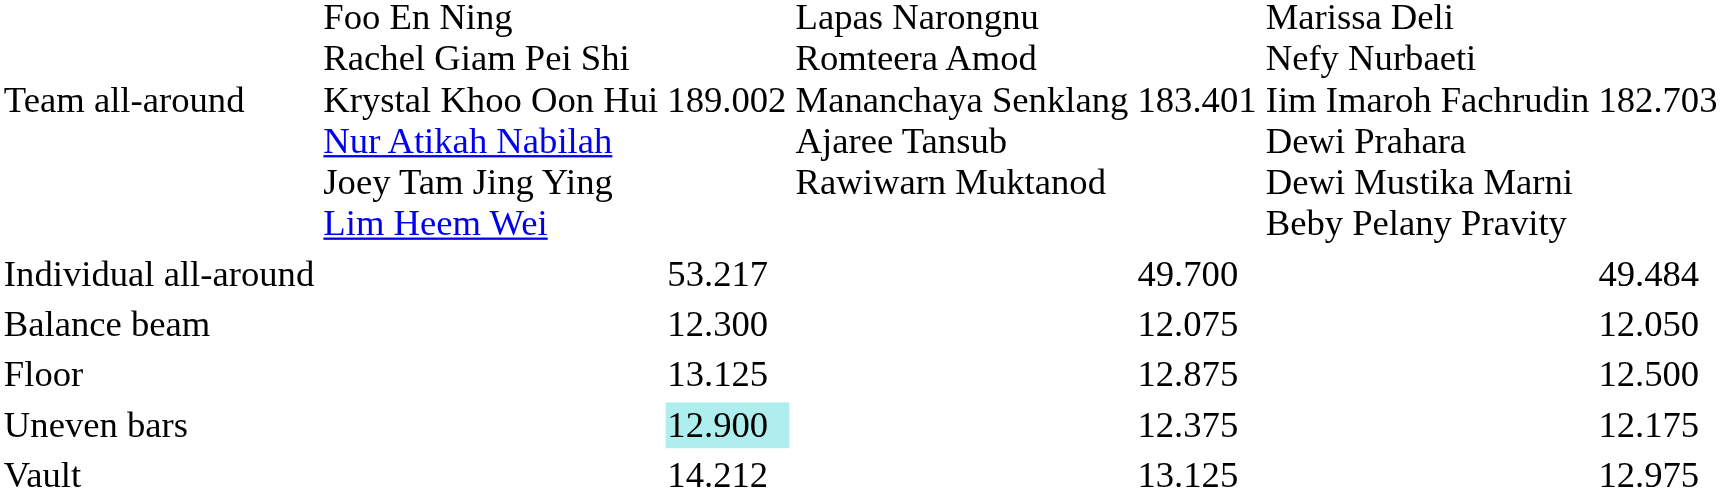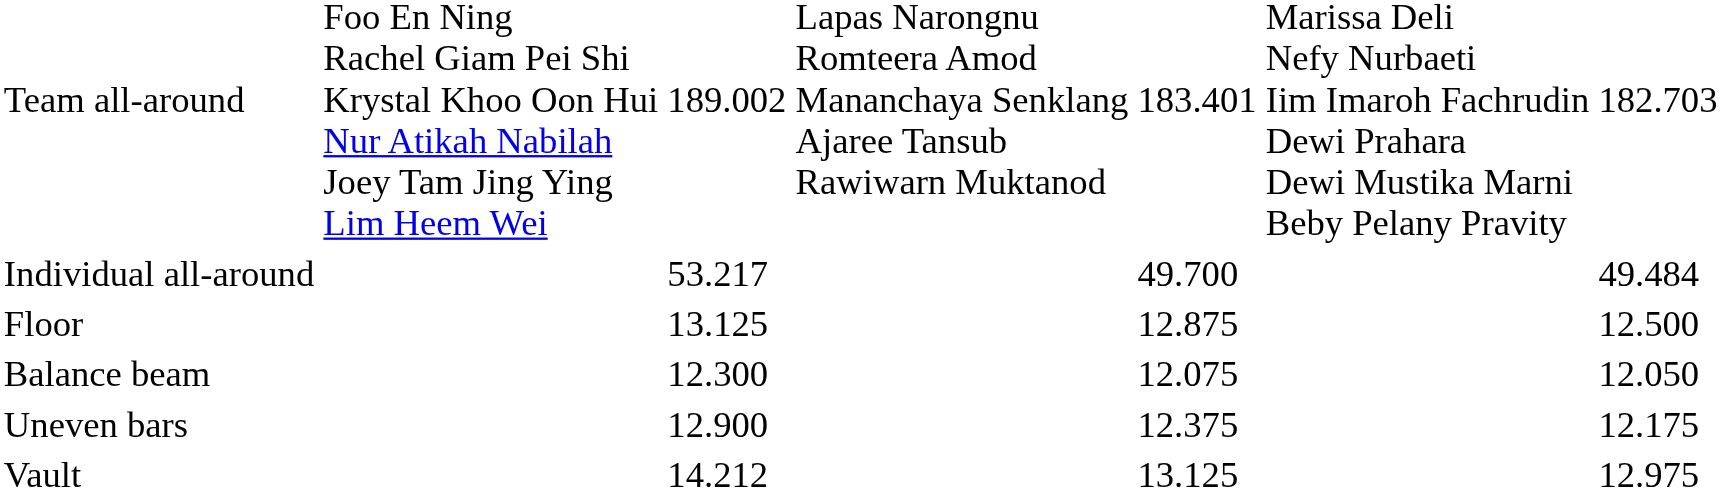rows swapped: (107, 323) <-> (44, 374)
(718, 424) paleturquoise background -> (718, 424) no background
